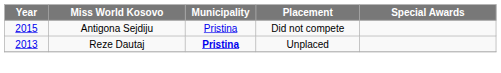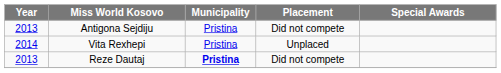(26, 28) 2015 -> (26, 28) 2013
+ row: (117, 44)
(308, 44) Unplaced -> (308, 60) Did not compete
